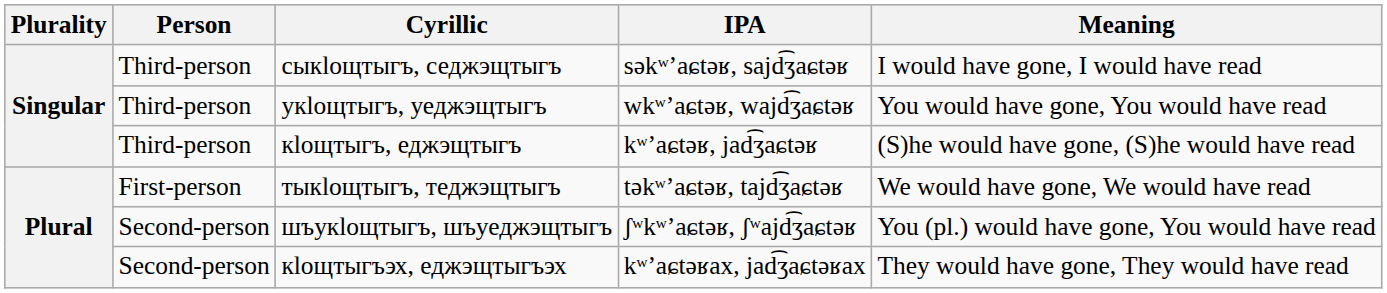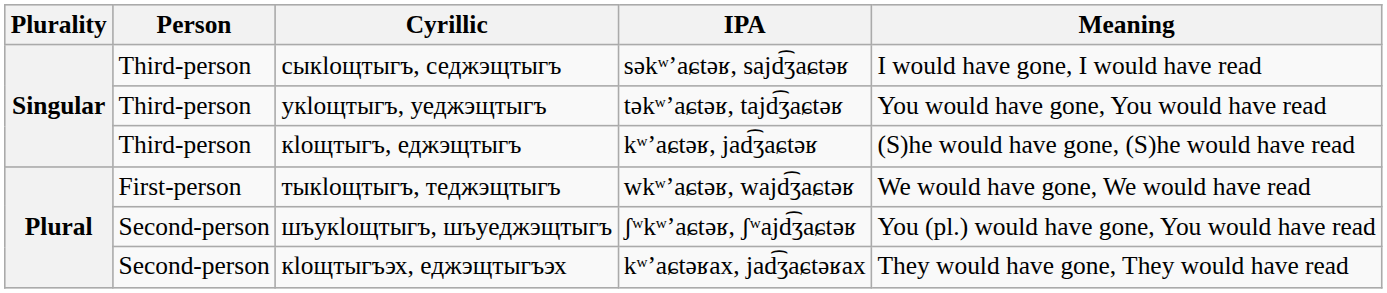(739, 105) wkʷʼaɕtəʁ, wajd͡ʒaɕtəʁ -> (733, 105) təkʷʼaɕtəʁ, tajd͡ʒaɕtəʁ
(733, 186) təkʷʼaɕtəʁ, tajd͡ʒaɕtəʁ -> (739, 186) wkʷʼaɕtəʁ, wajd͡ʒaɕtəʁ
